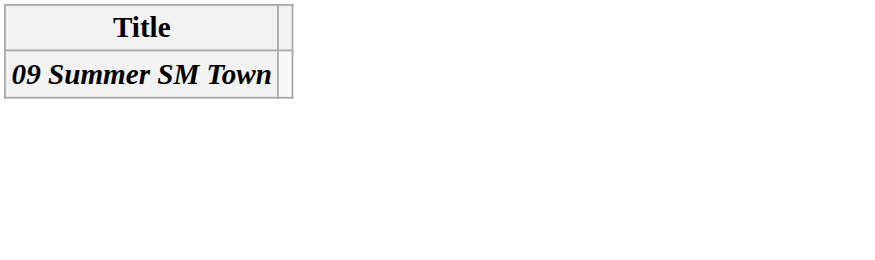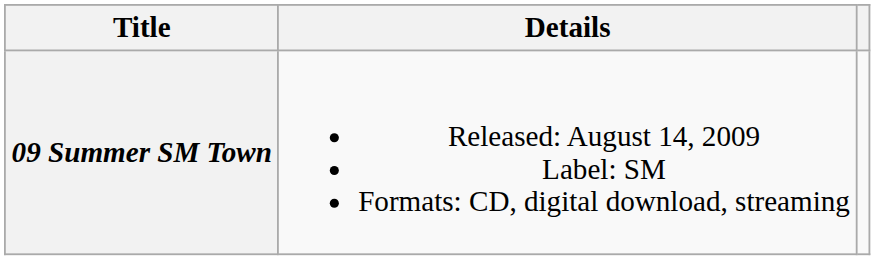+ column: (568, 27)
